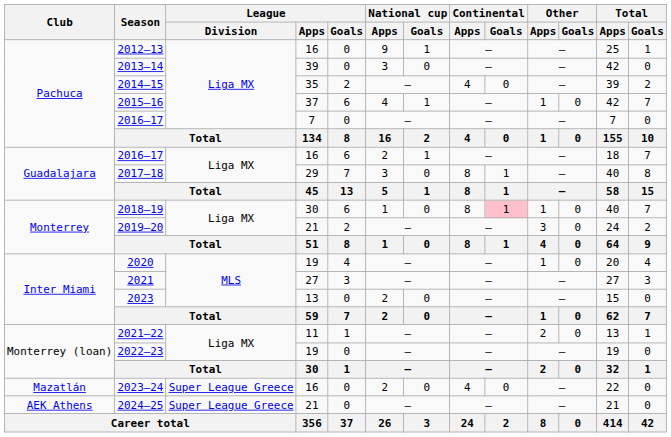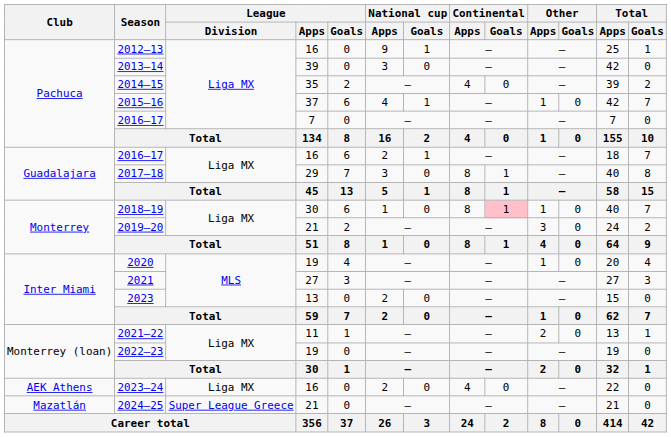(60, 387) Mazatlán -> (60, 387) AEK Athens
(231, 387) Super League Greece -> (231, 387) Liga MX
(60, 405) AEK Athens -> (60, 405) Mazatlán
